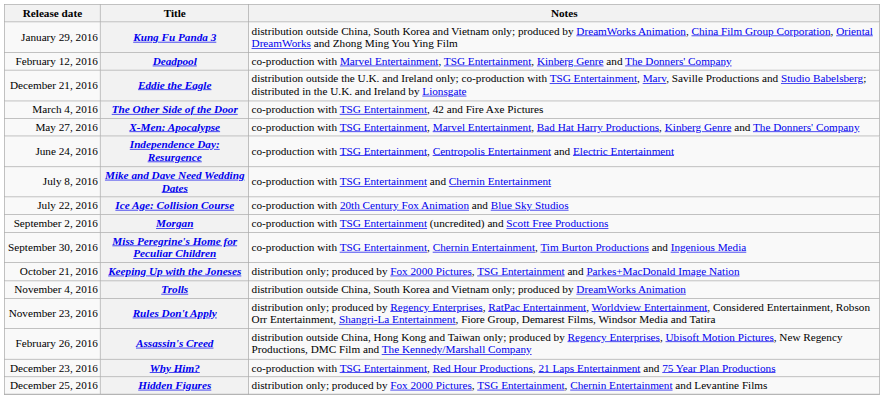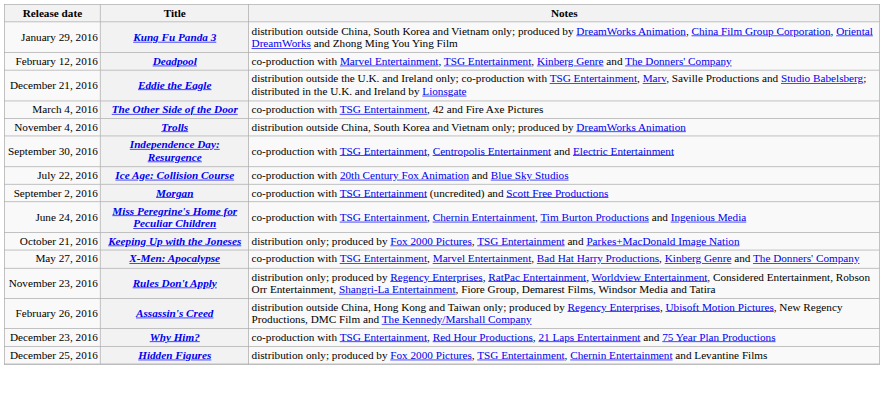rows swapped: (175, 127) <-> (175, 289)
(67, 151) June 24, 2016 -> (53, 151) September 30, 2016
- row: (175, 181)
(53, 247) September 30, 2016 -> (67, 217) June 24, 2016
